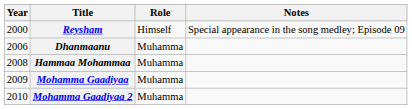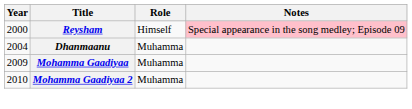(296, 29) no background -> (296, 29) pink background
(17, 46) 2006 -> (17, 46) 2004
- row: (83, 63)
